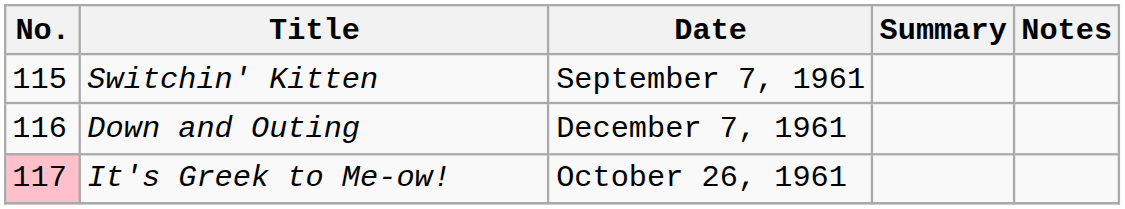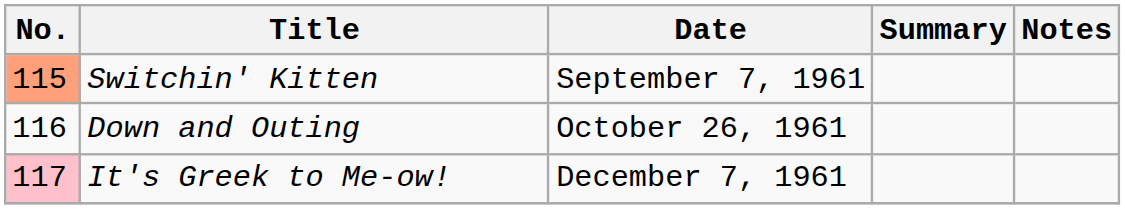(40, 79) no background -> (40, 79) lightsalmon background
(702, 129) December 7, 1961 -> (702, 129) October 26, 1961
(702, 178) October 26, 1961 -> (702, 178) December 7, 1961
